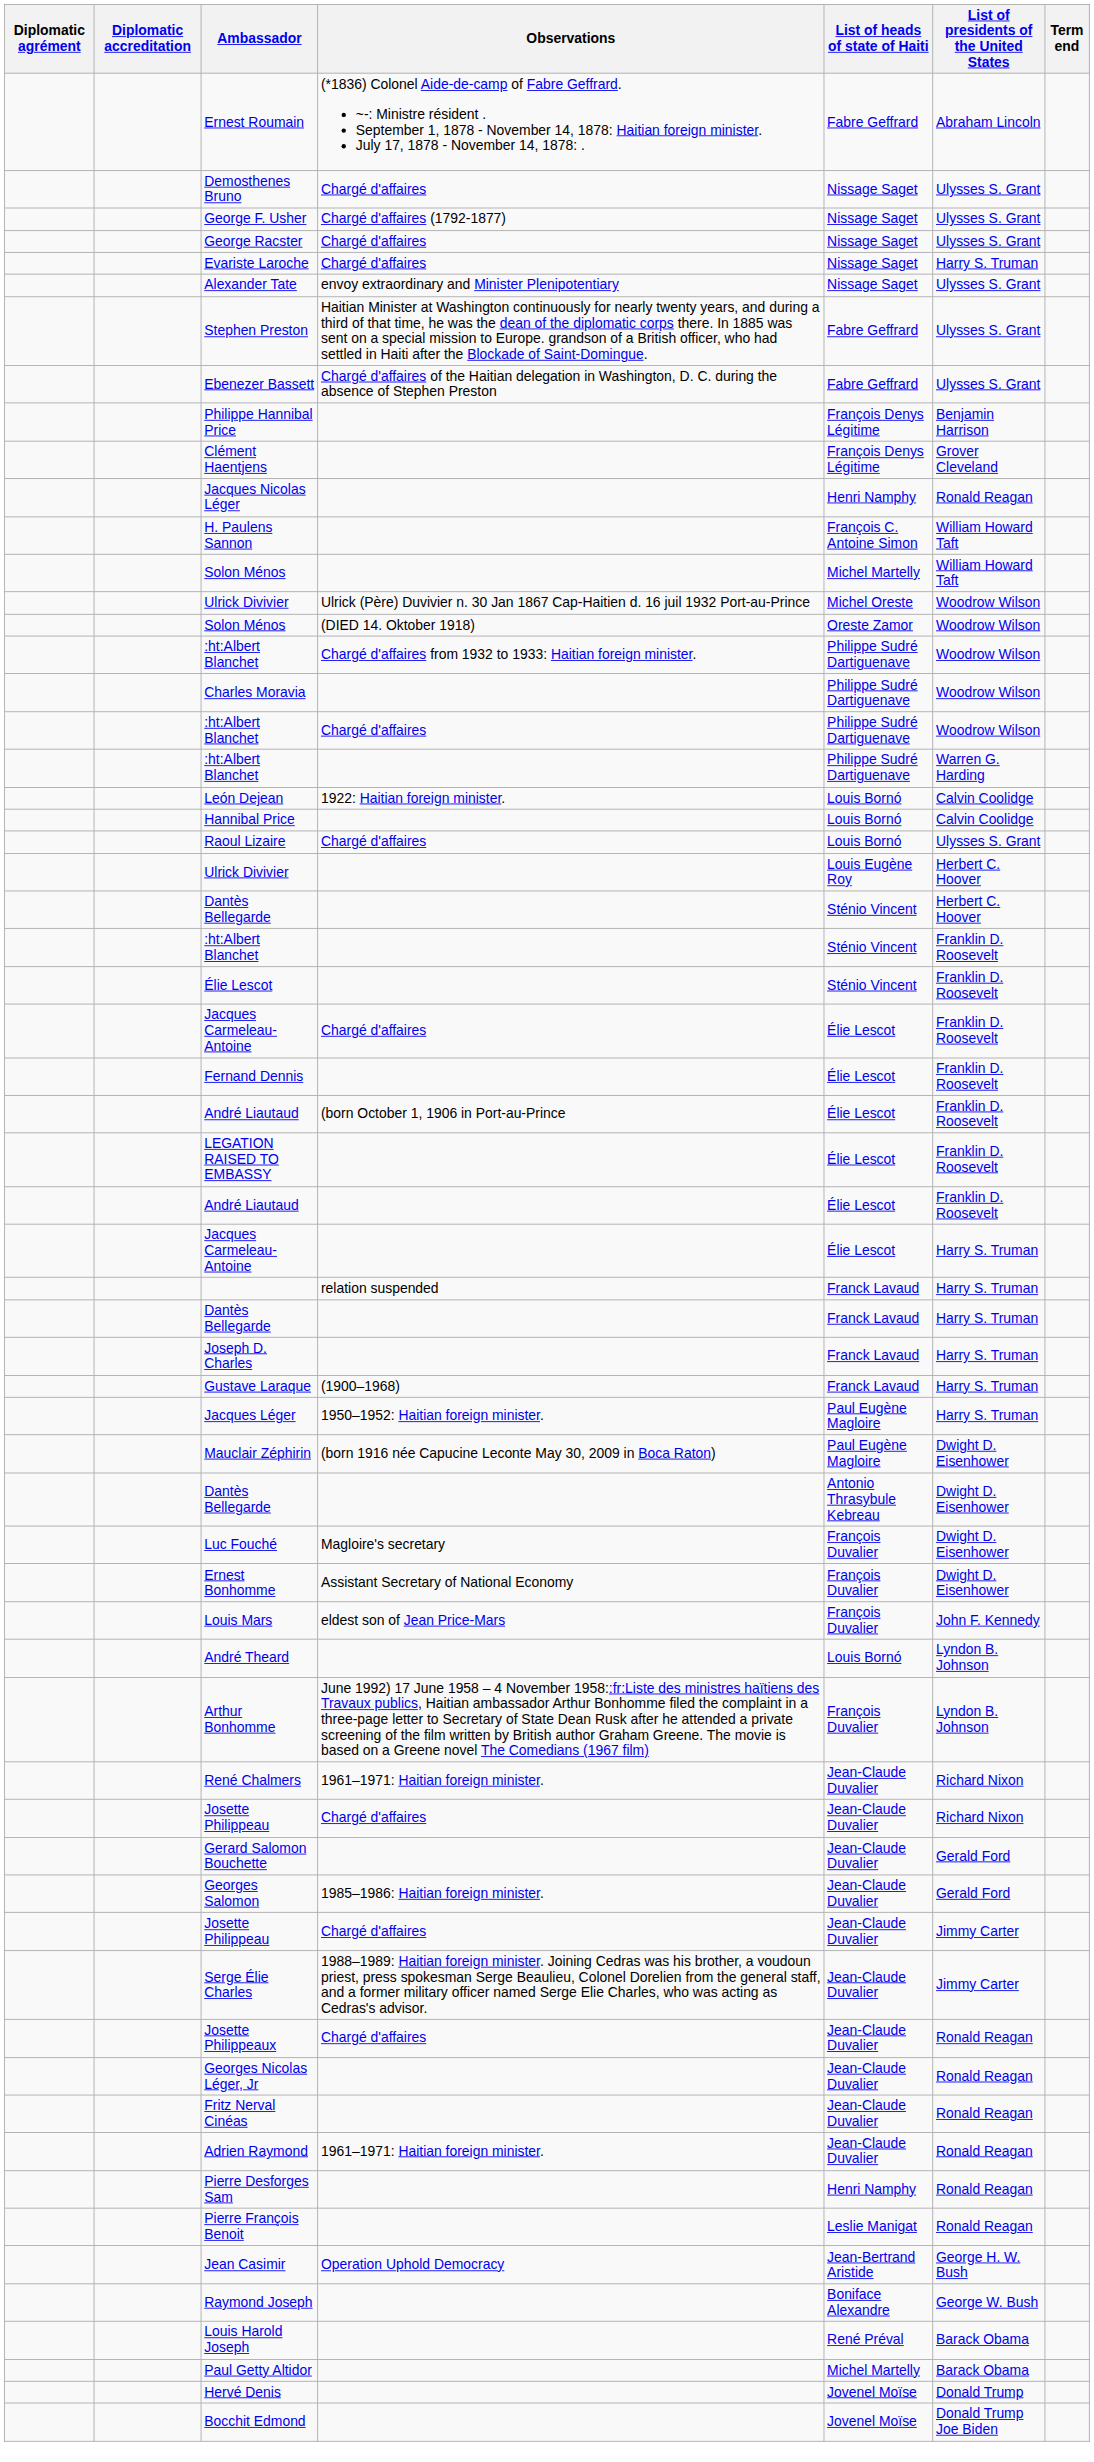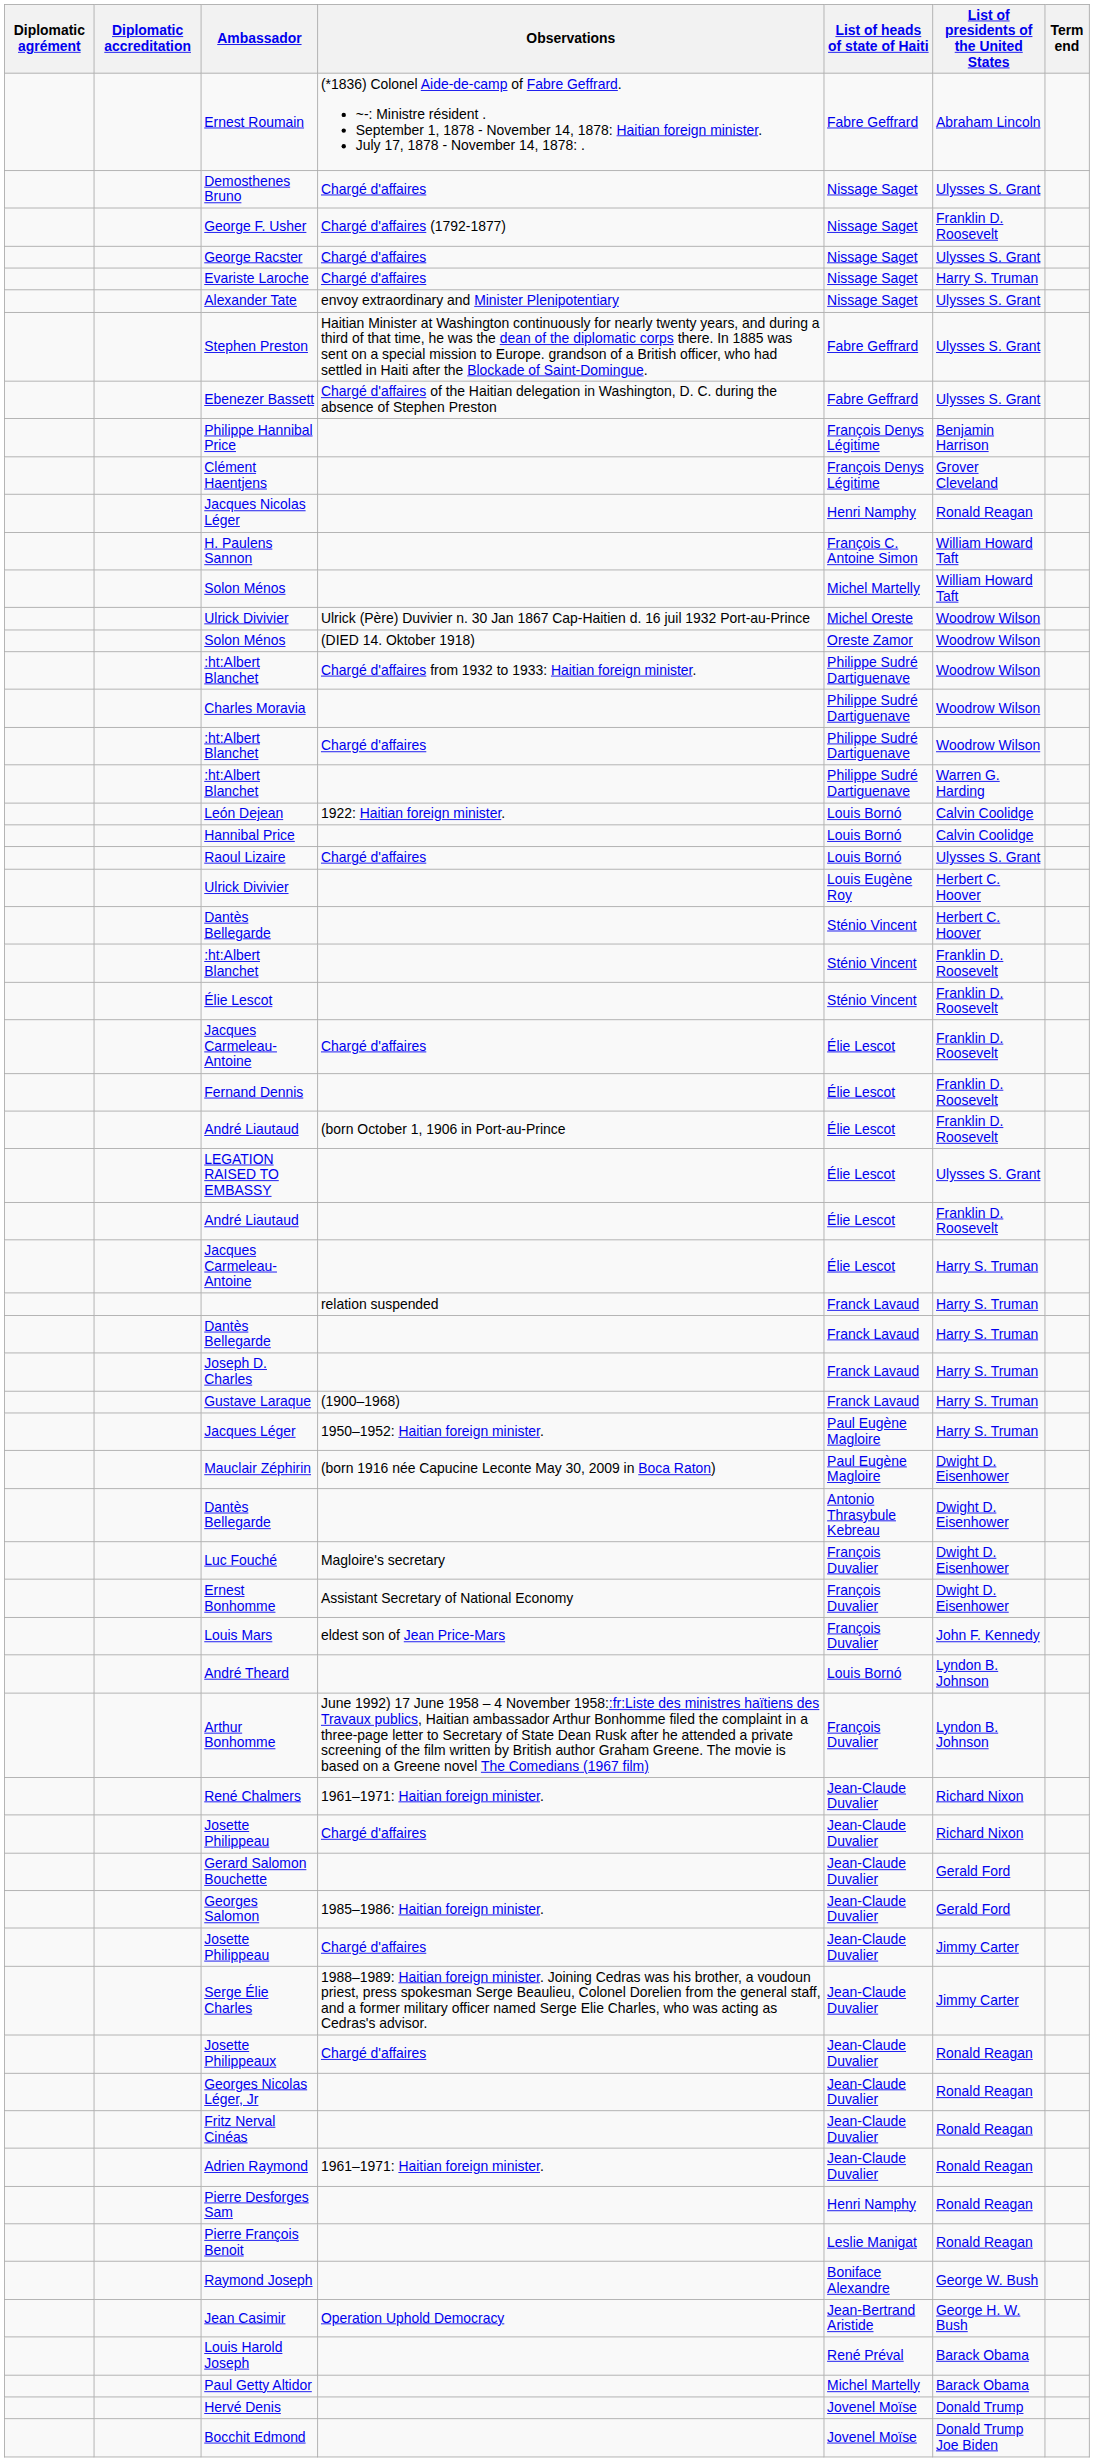(988, 219) Ulysses S. Grant -> (970, 227) Franklin D. Roosevelt
(970, 1159) Franklin D. Roosevelt -> (988, 1175) Ulysses S. Grant
rows swapped: (245, 2264) <-> (258, 2302)
